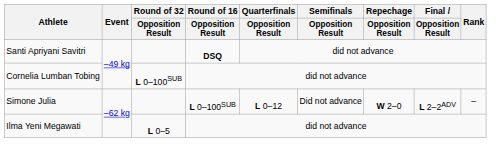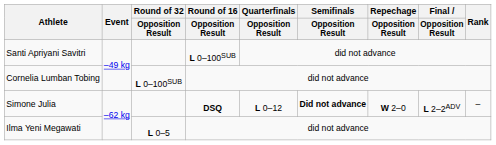(213, 57) DSQ -> (213, 58) L 0–100SUB
(213, 107) L 0–100SUB -> (213, 109) DSQ
(331, 102) normal -> (333, 104) bold
